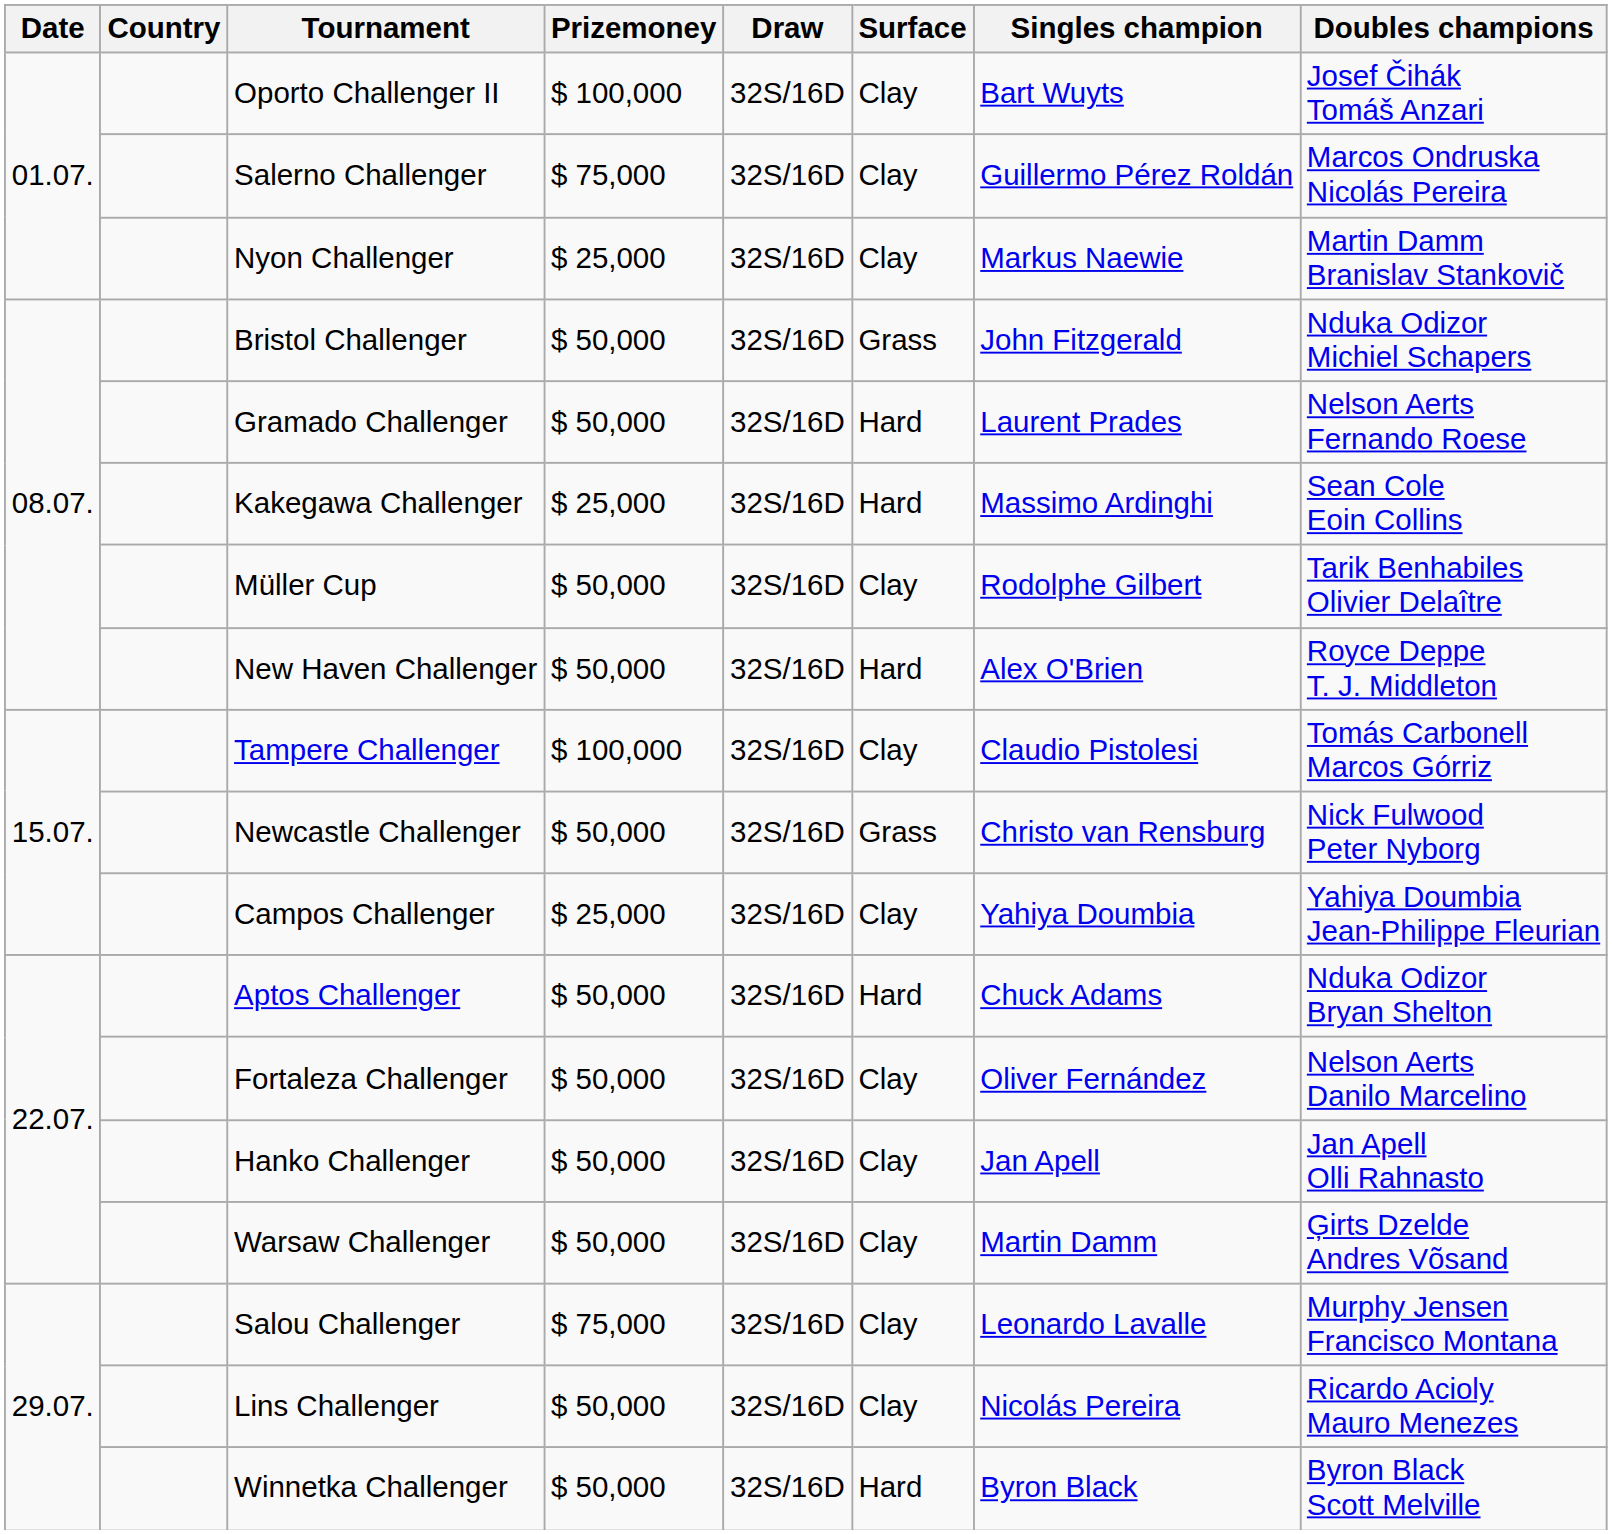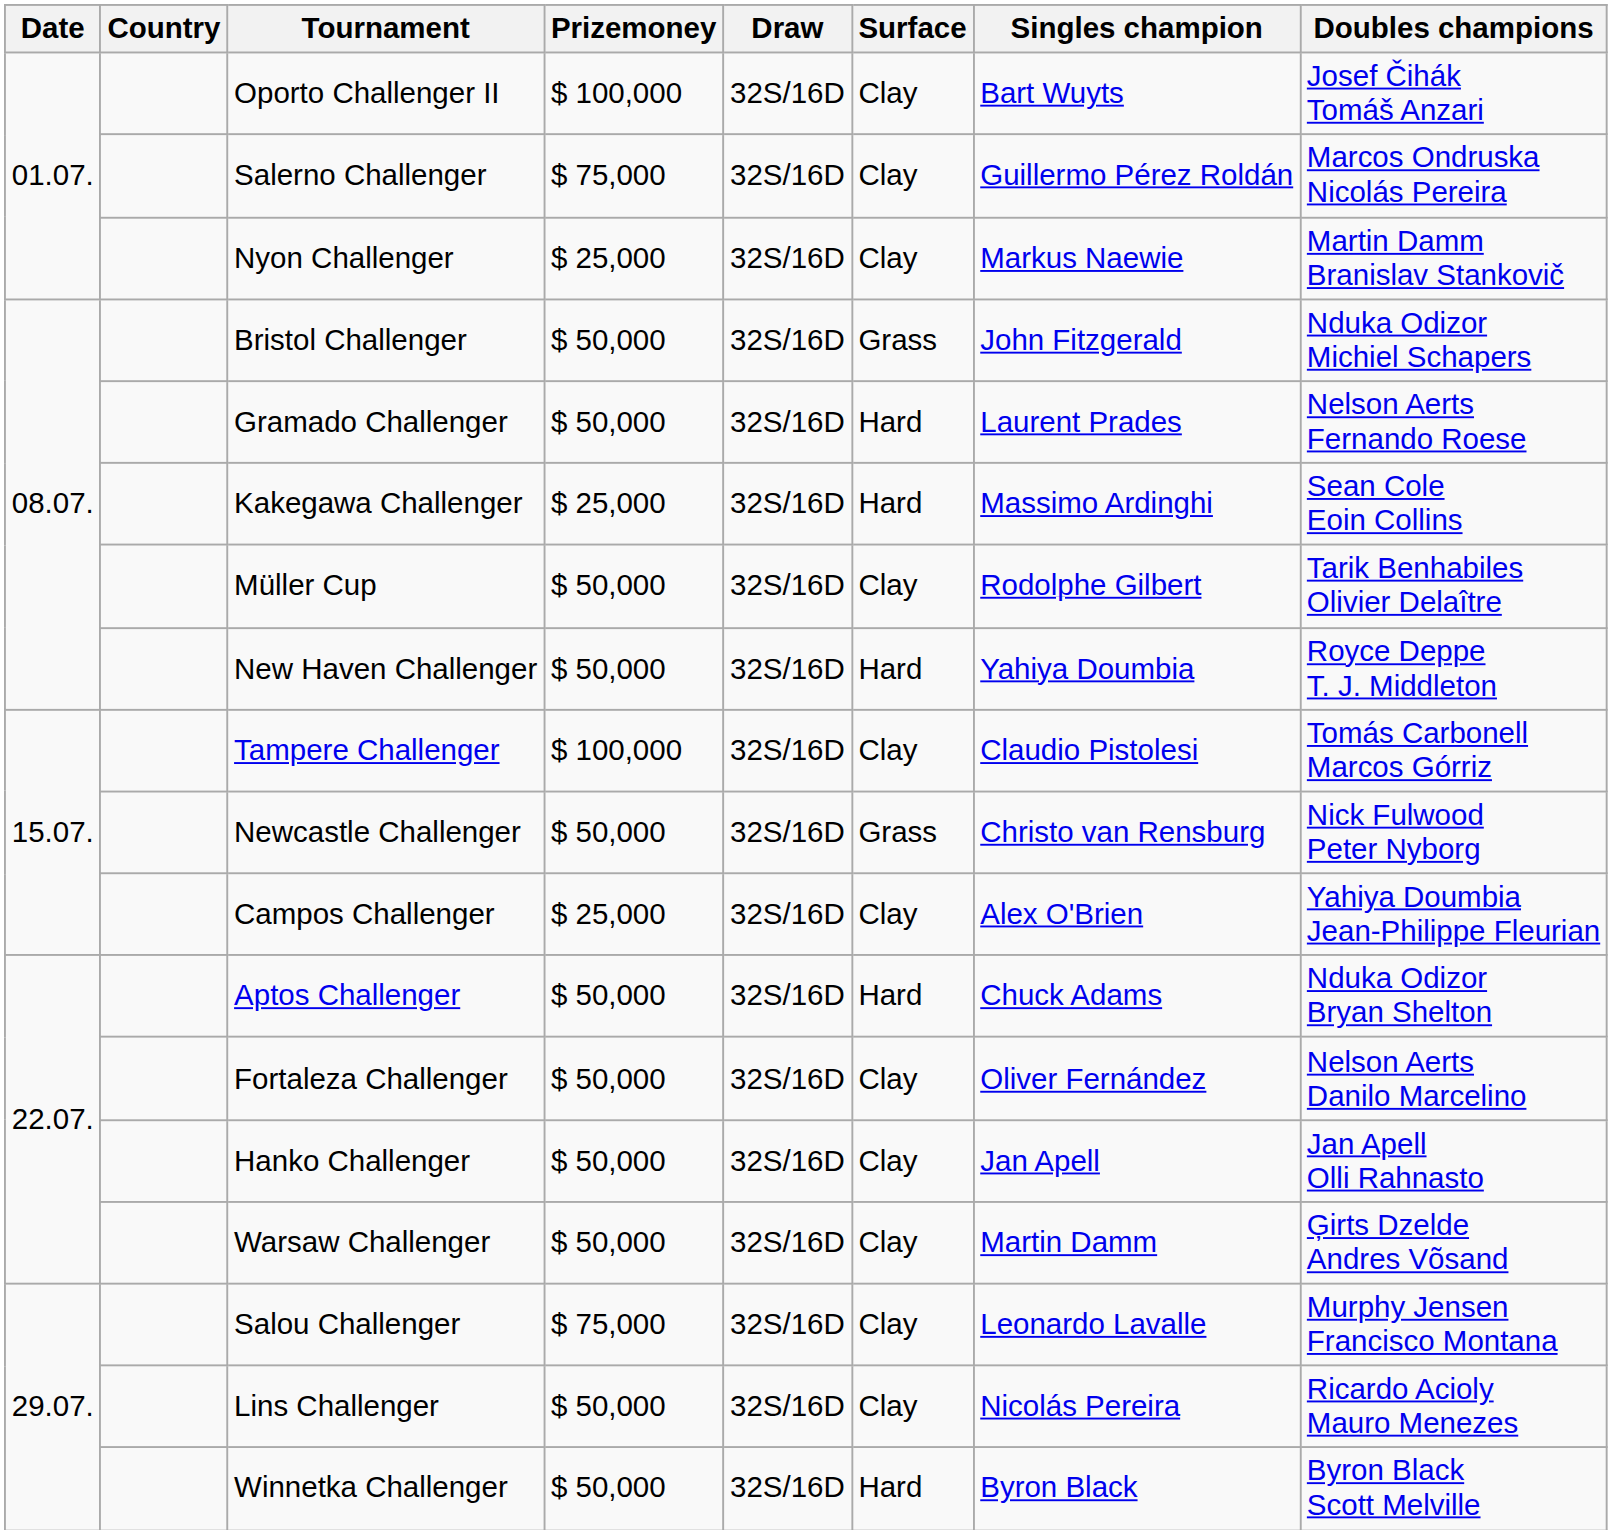(1062, 667) Alex O'Brien -> (1087, 667) Yahiya Doumbia
(1087, 913) Yahiya Doumbia -> (1062, 913) Alex O'Brien
